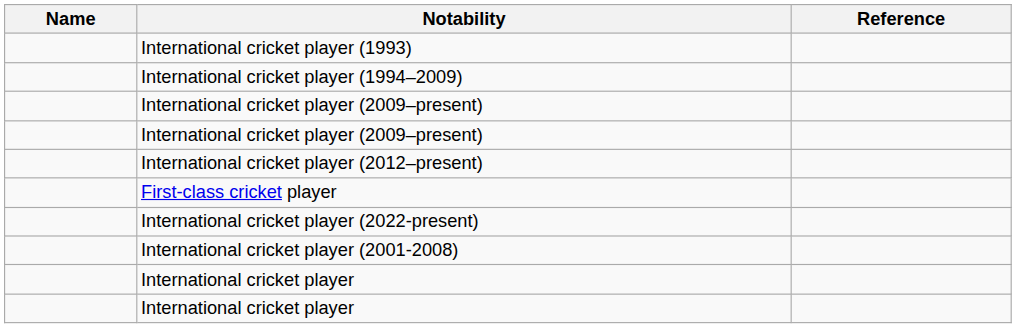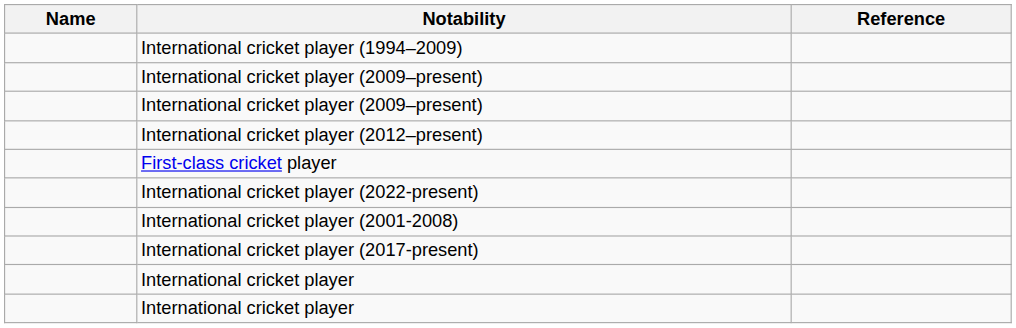- row: (71, 48)
+ row: (71, 250)
